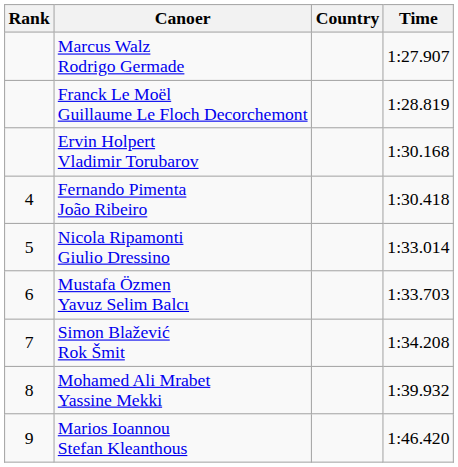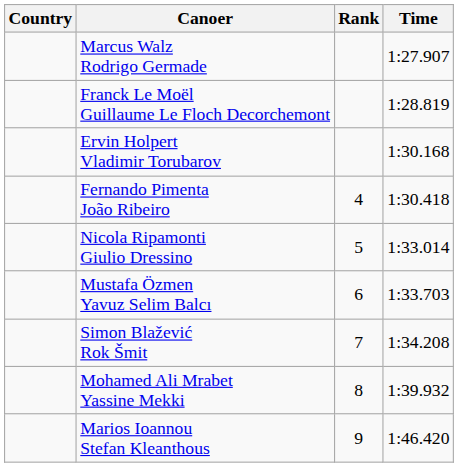columns swapped: (29, 18) <-> (347, 18)
